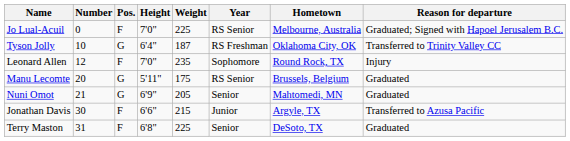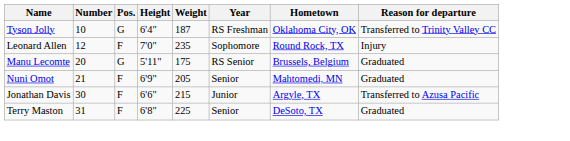- row: (35, 29)
(121, 95) G -> (120, 78) F
